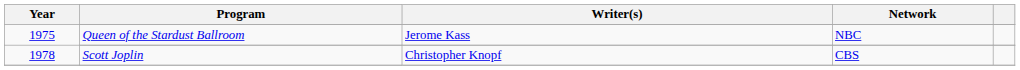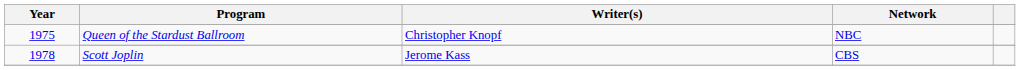(438, 34) Jerome Kass -> (453, 34) Christopher Knopf
(453, 55) Christopher Knopf -> (438, 55) Jerome Kass
